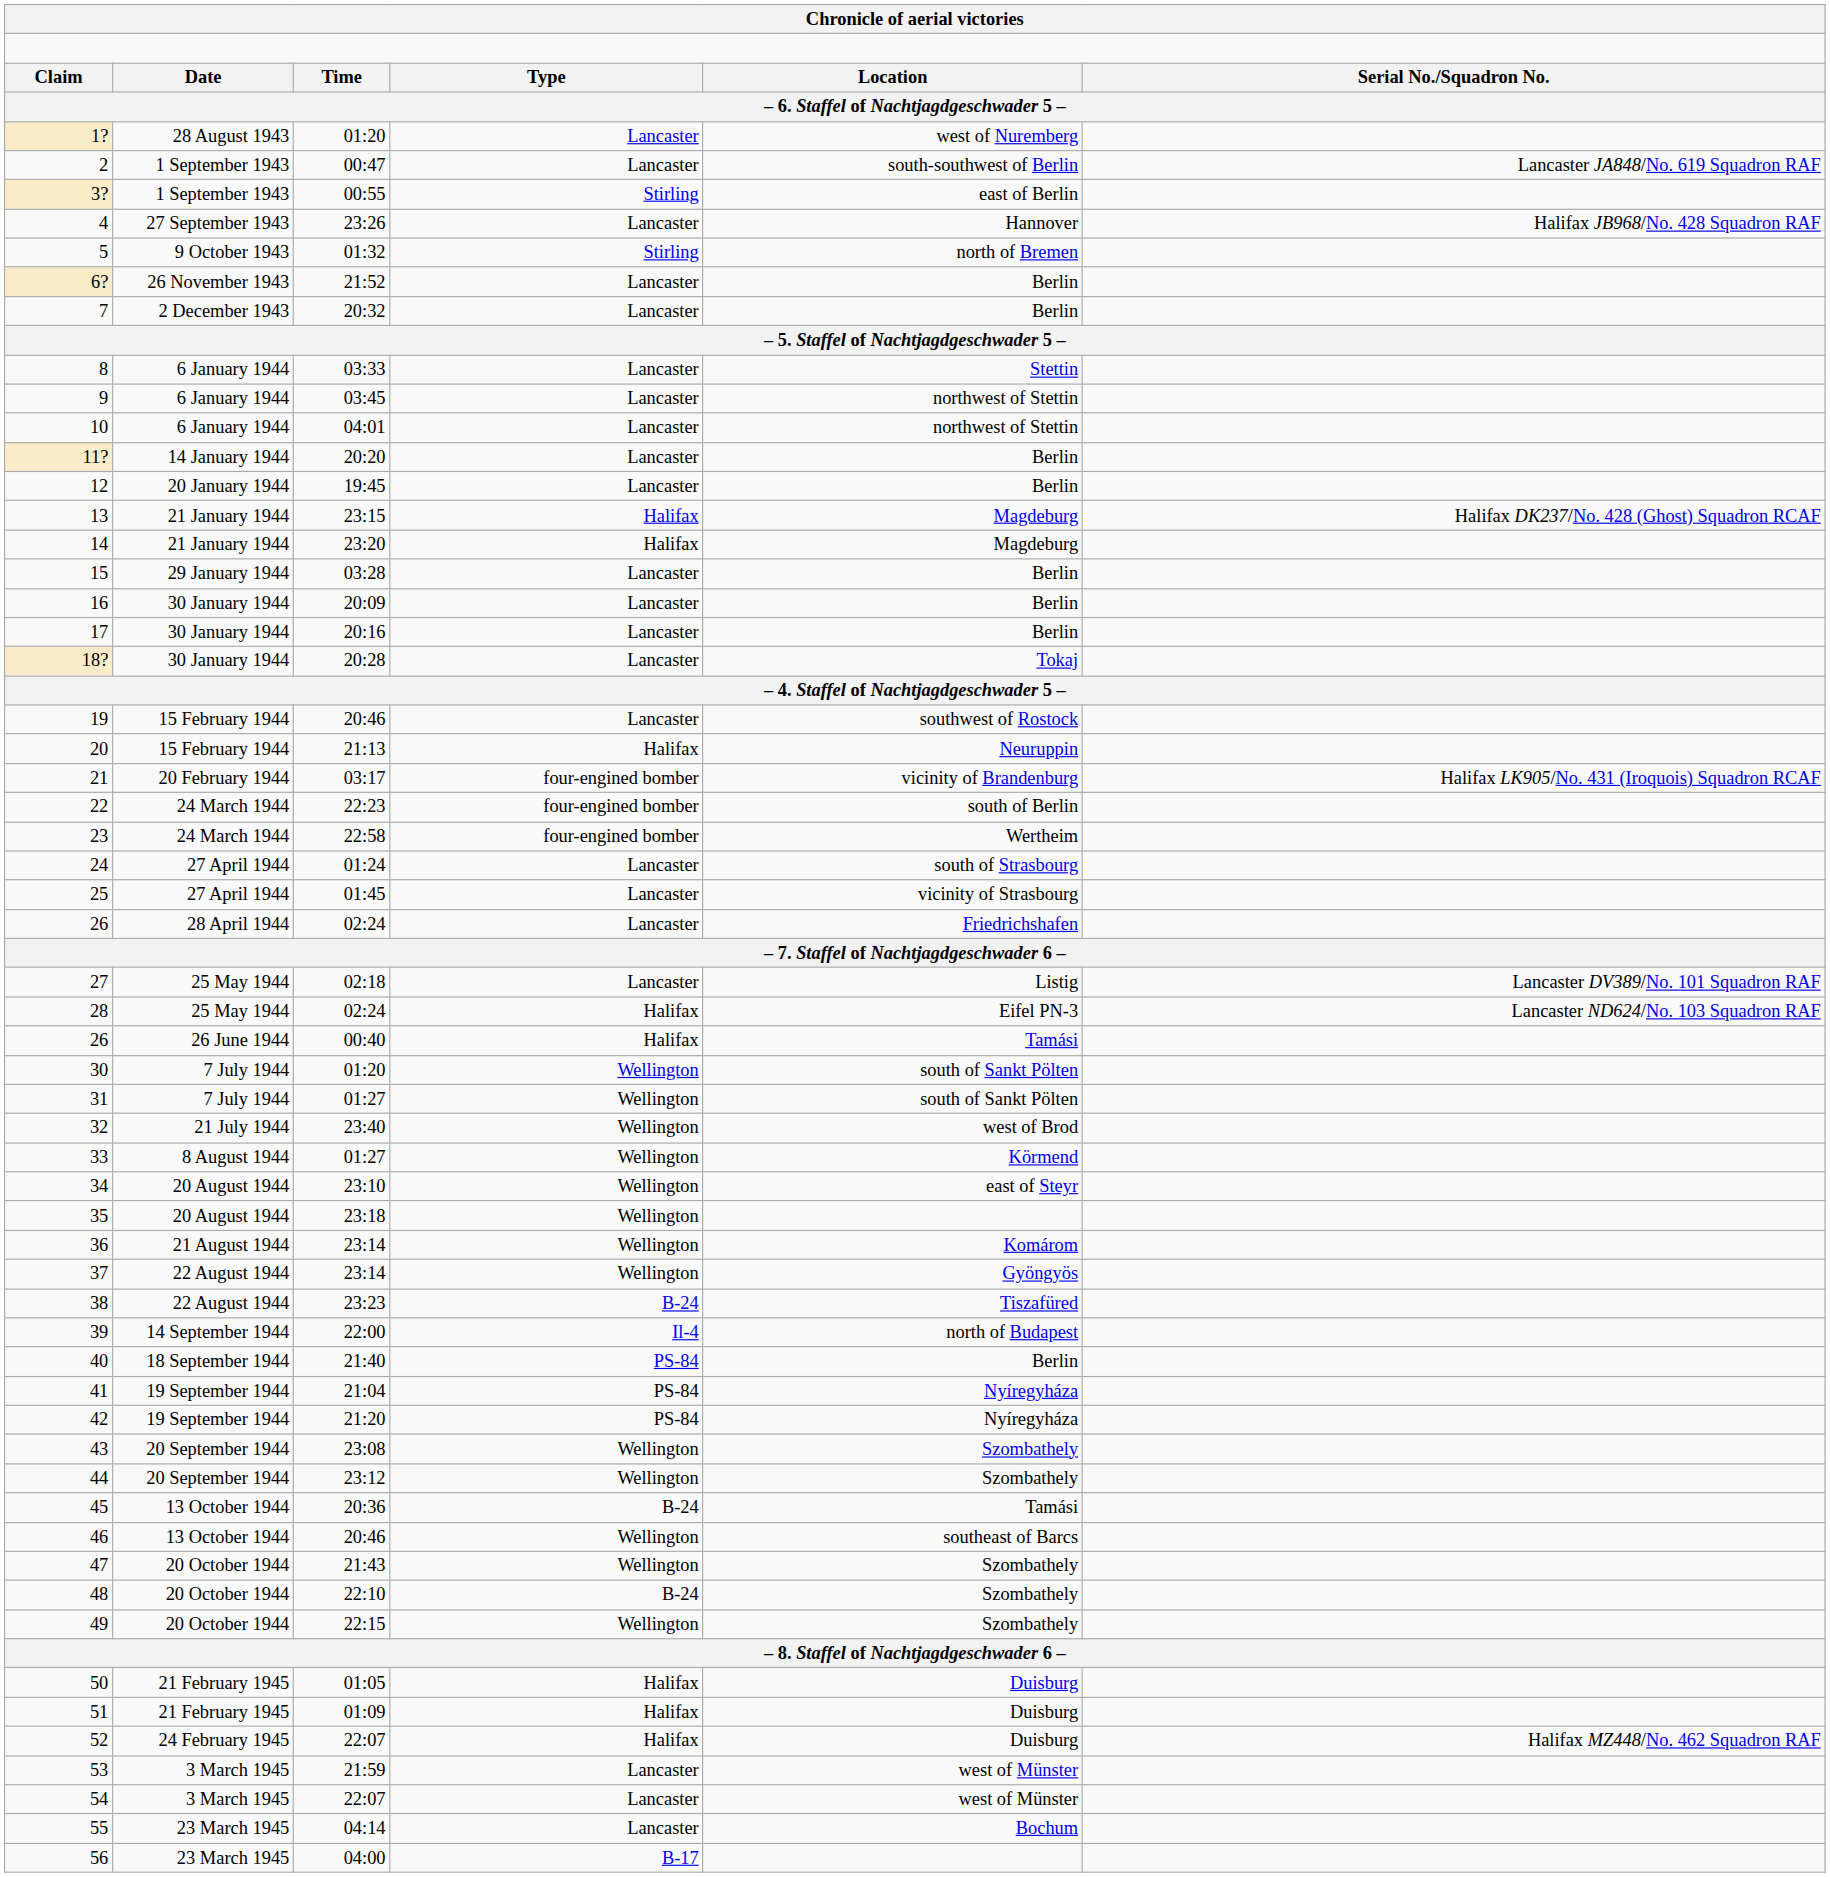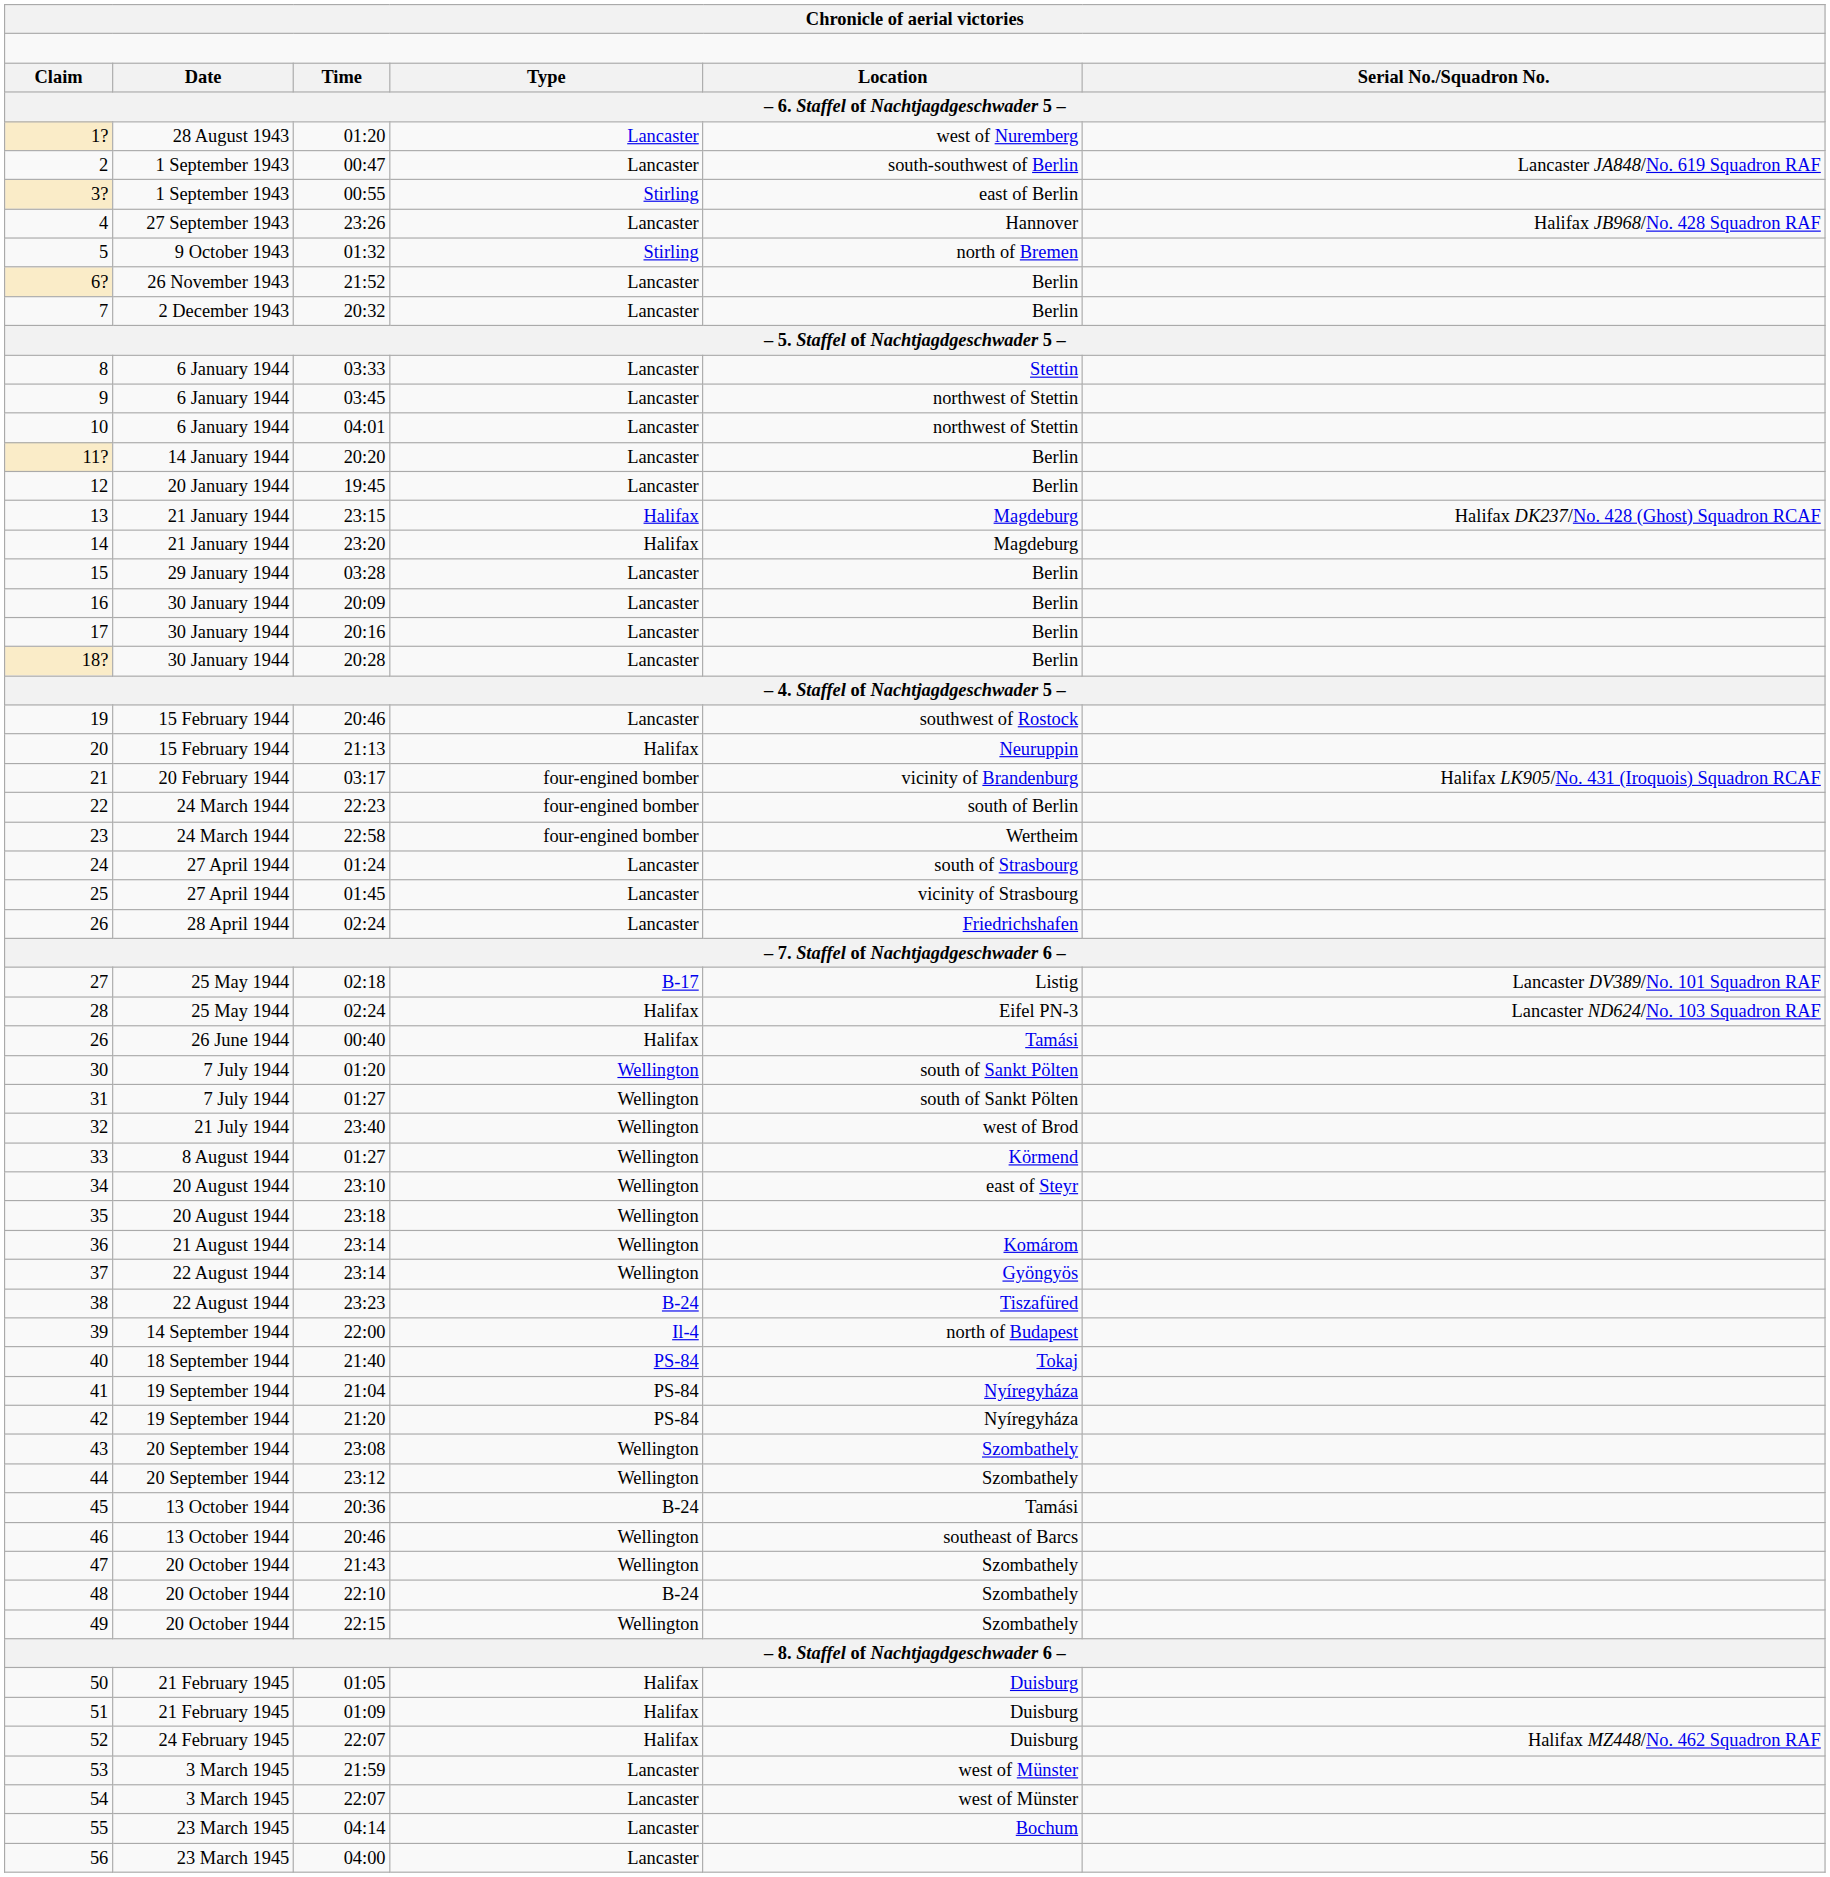(1057, 661) Tokaj -> (1055, 661) Berlin
(663, 982) Lancaster -> (680, 982) B-17
(1055, 1361) Berlin -> (1057, 1361) Tokaj
(680, 1857) B-17 -> (663, 1857) Lancaster
